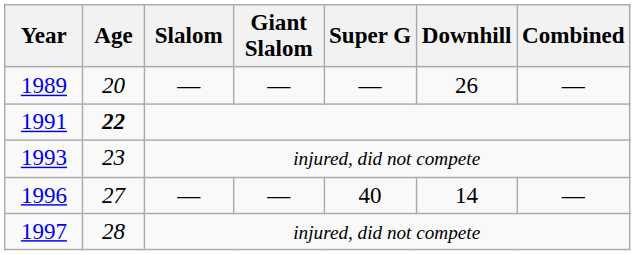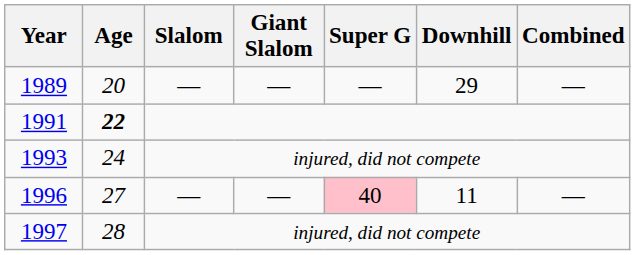(467, 85) 26 -> (467, 85) 29
(113, 158) 23 -> (113, 158) 24
(370, 194) no background -> (370, 194) pink background
(467, 194) 14 -> (467, 194) 11
